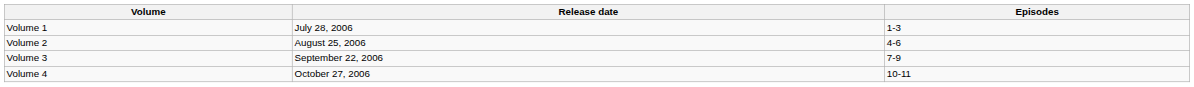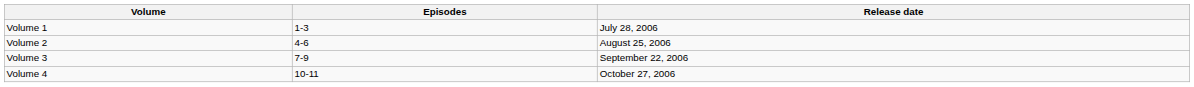columns swapped: (1037, 12) <-> (588, 12)
